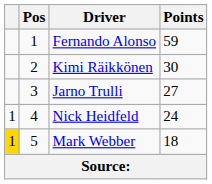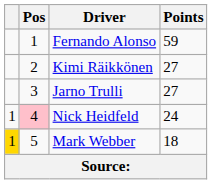(171, 66) 30 -> (171, 66) 27
(34, 116) no background -> (34, 116) pink background
